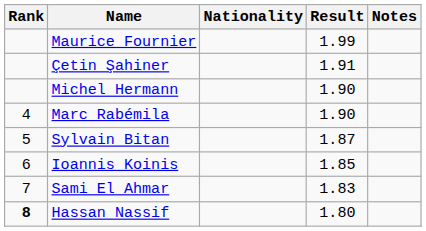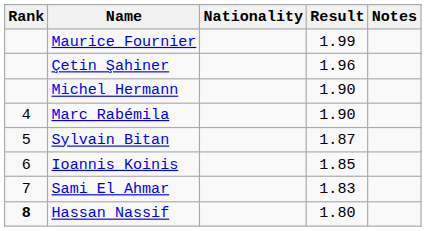(337, 66) 1.91 -> (337, 66) 1.96
